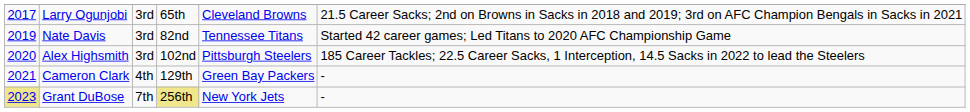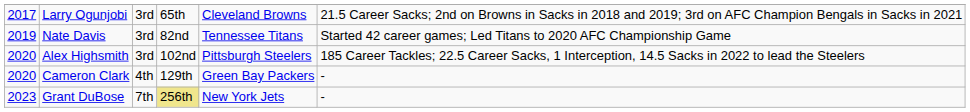(22, 76) 2021 -> (22, 76) 2020
(22, 96) khaki background -> (22, 96) no background
